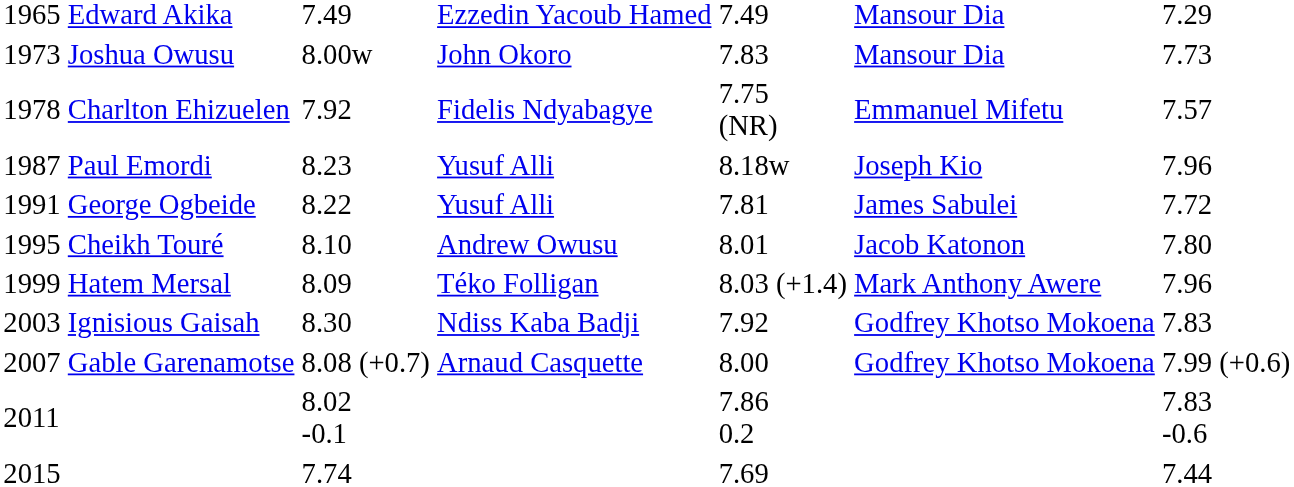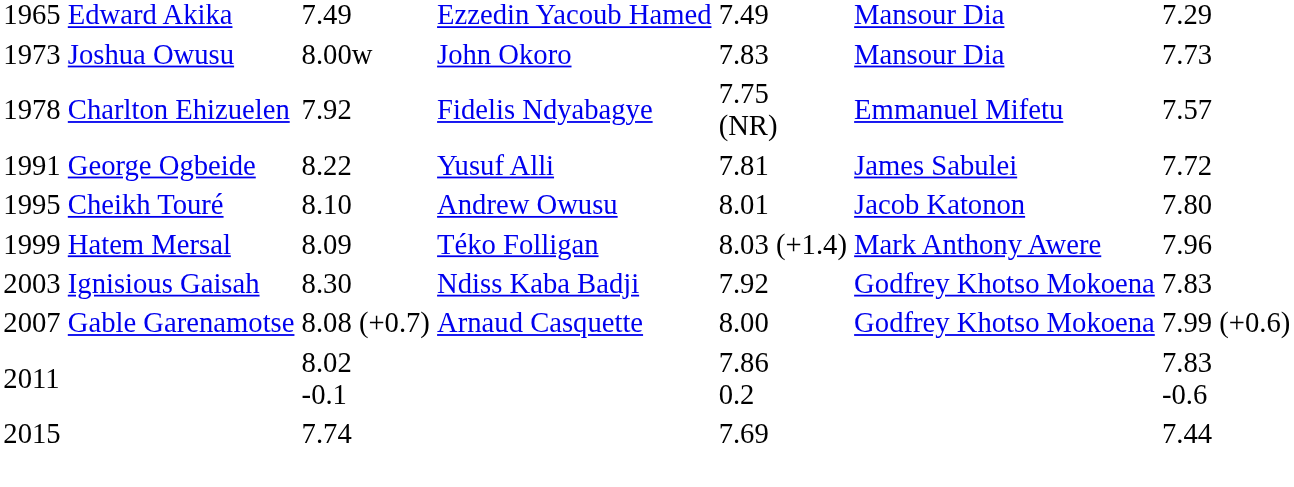- row: (32, 165)
